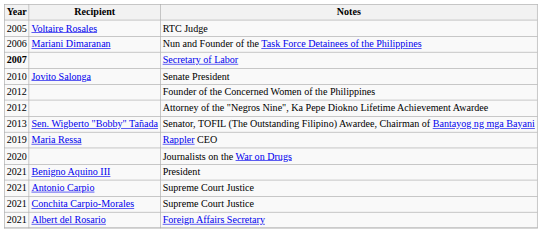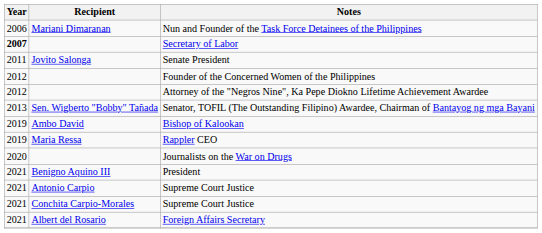- row: (64, 28)
(17, 76) 2010 -> (17, 60) 2011
+ row: (58, 124)
